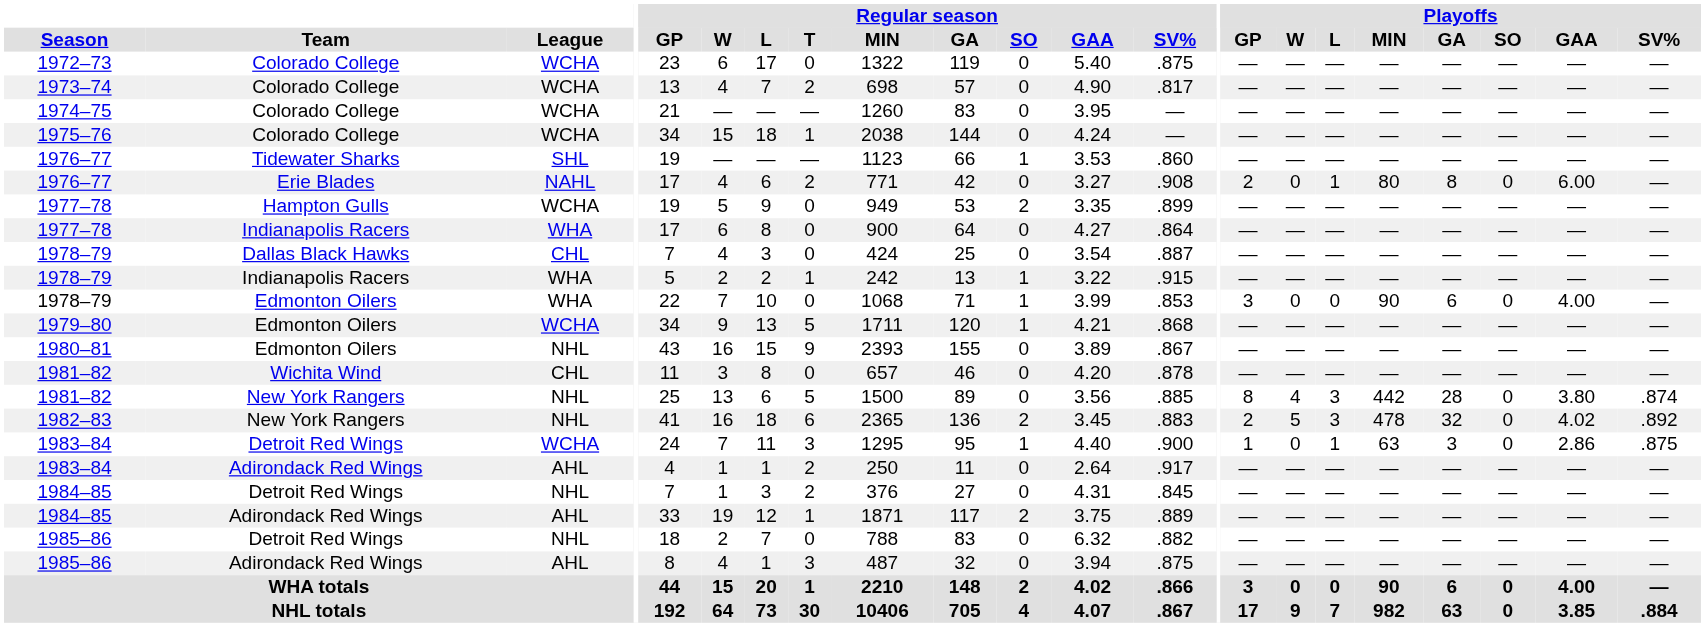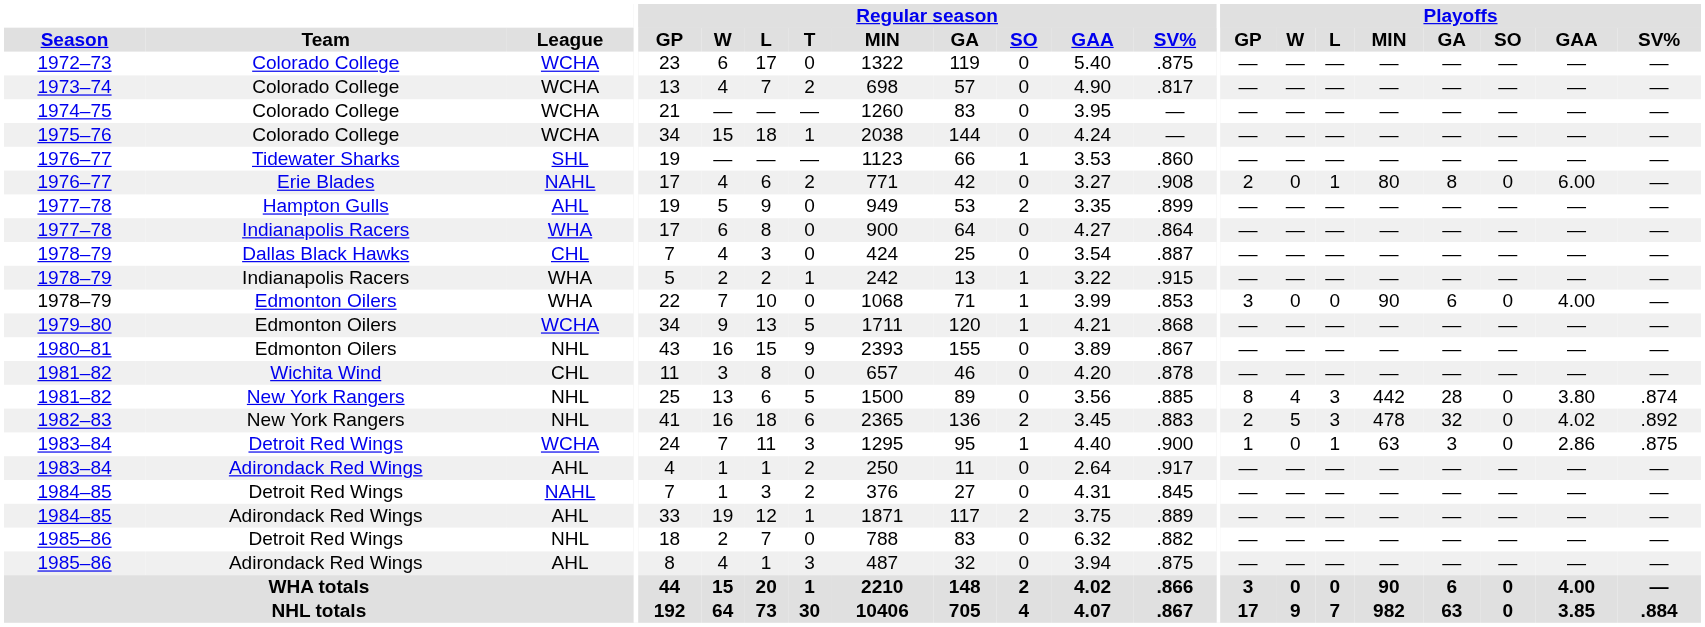(570, 206) WCHA -> (570, 206) AHL
(570, 491) NHL -> (570, 491) NAHL
